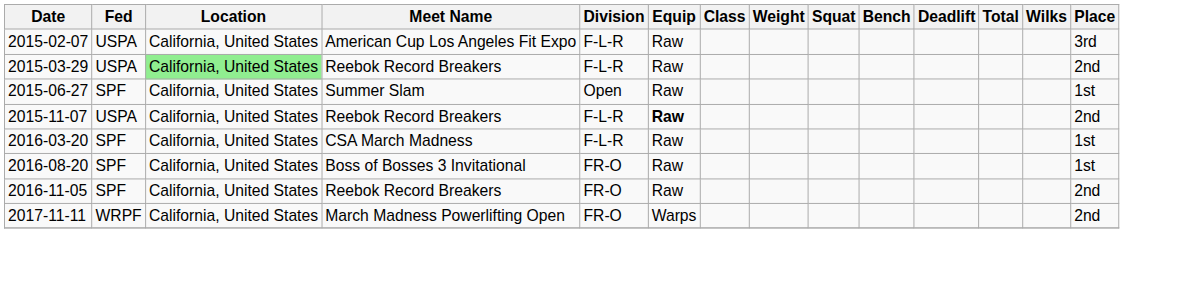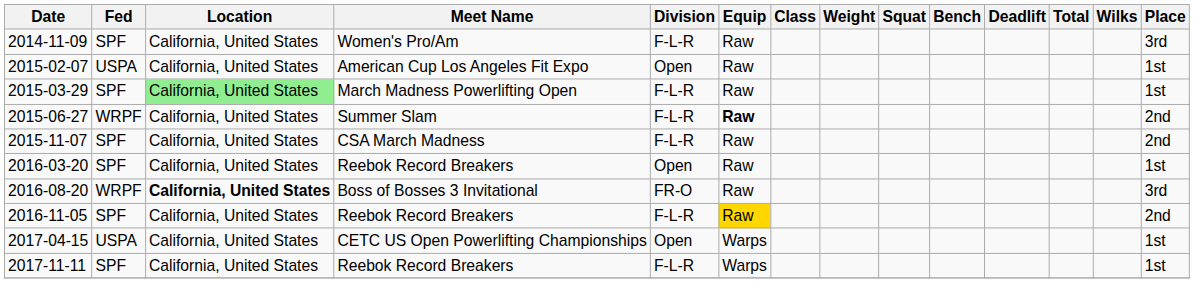+ row: (48, 41)
(604, 41) F-L-R -> (673, 66) Open
(1086, 41) 3rd -> (1155, 66) 1st
(116, 66) USPA -> (111, 91) SPF
(413, 66) Reebok Record Breakers -> (457, 91) March Madness Powerlifting Open
(1087, 66) 2nd -> (1155, 91) 1st
(111, 91) SPF -> (119, 116) WRPF
(603, 91) Open -> (674, 116) F-L-R
(667, 91) normal -> (738, 116) bold
(1085, 91) 1st -> (1158, 116) 2nd
(116, 116) USPA -> (111, 141) SPF
(413, 116) Reebok Record Breakers -> (411, 141) CSA March Madness
(668, 116) bold -> (738, 141) normal
(399, 141) CSA March Madness -> (425, 166) Reebok Record Breakers
(604, 141) F-L-R -> (673, 166) Open
(111, 166) SPF -> (119, 191) WRPF
(233, 166) normal -> (240, 191) bold
(1085, 166) 1st -> (1156, 191) 3rd
(603, 191) FR-O -> (674, 215) F-L-R
(667, 191) no background -> (738, 215) gold background
+ row: (48, 240)
(119, 215) WRPF -> (111, 265) SPF
(445, 215) March Madness Powerlifting Open -> (425, 265) Reebok Record Breakers
(603, 215) FR-O -> (674, 265) F-L-R
(1087, 215) 2nd -> (1155, 265) 1st
